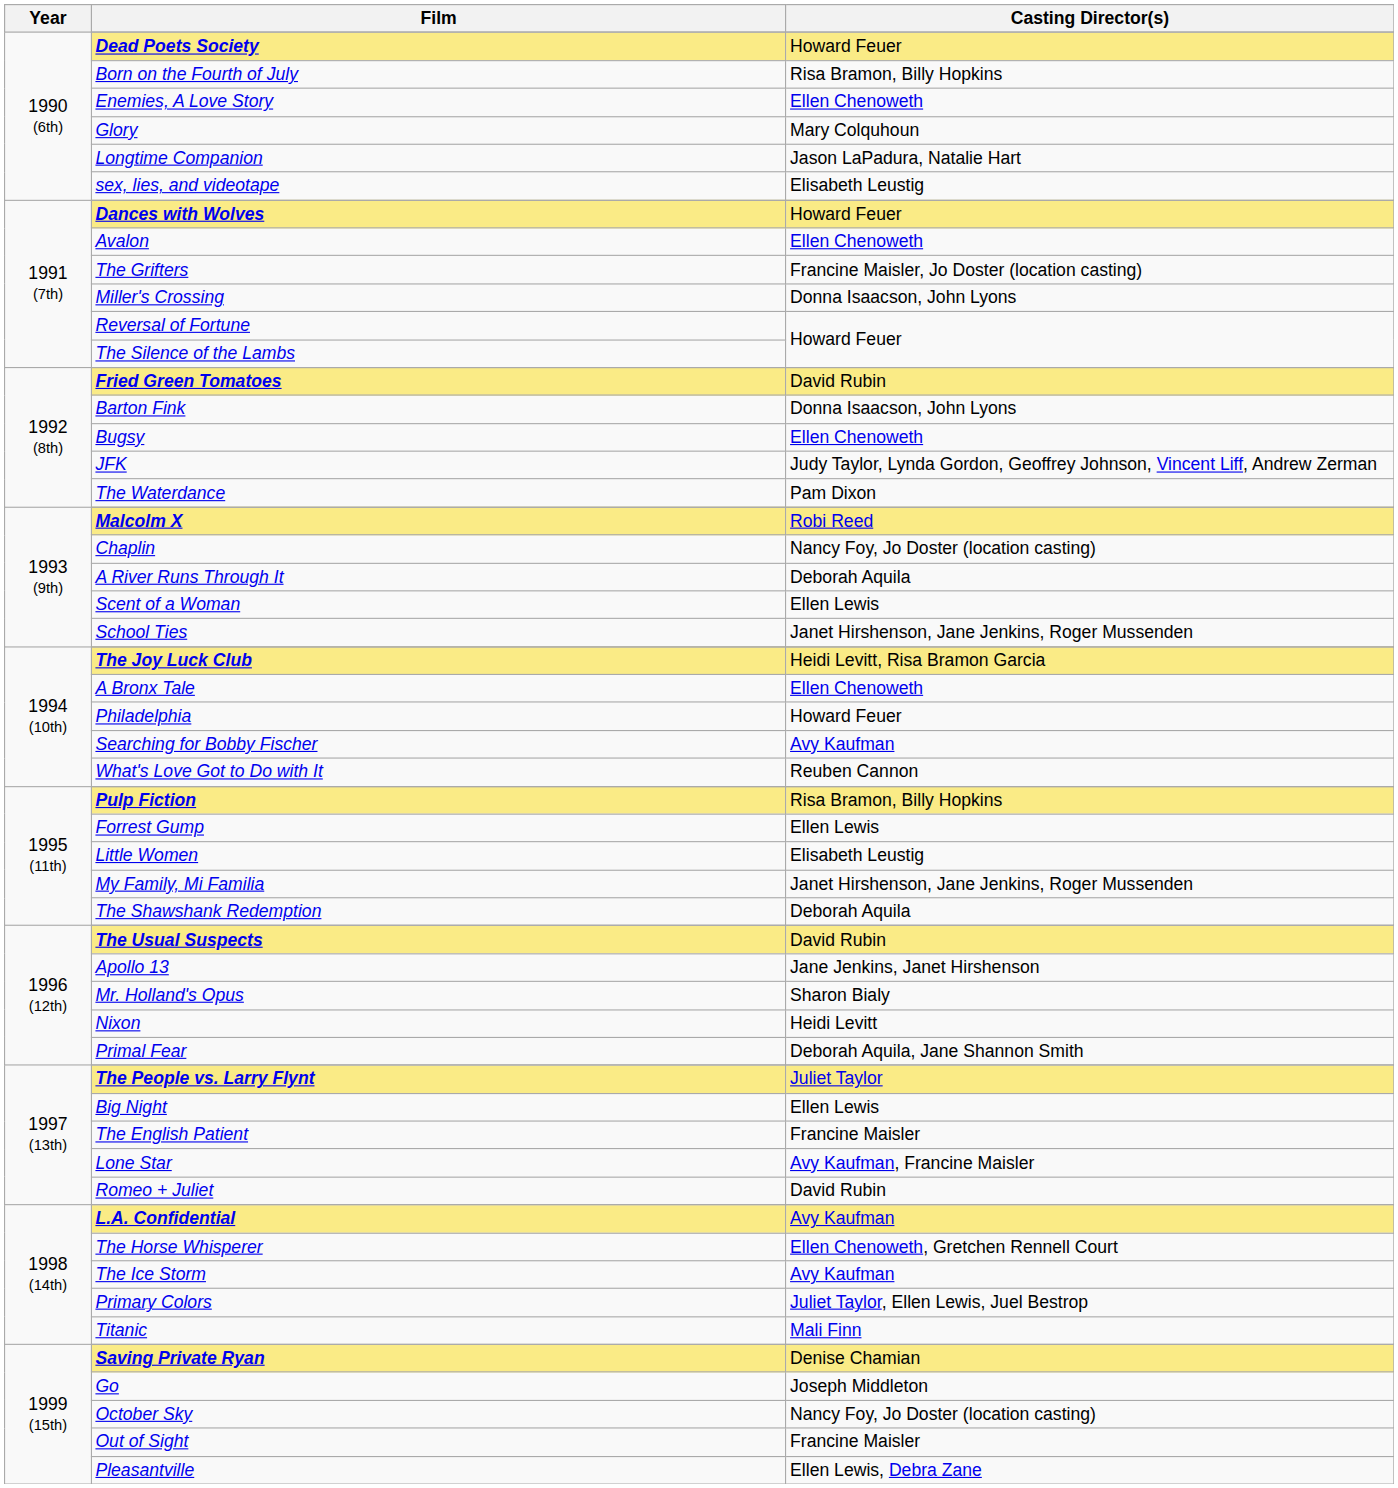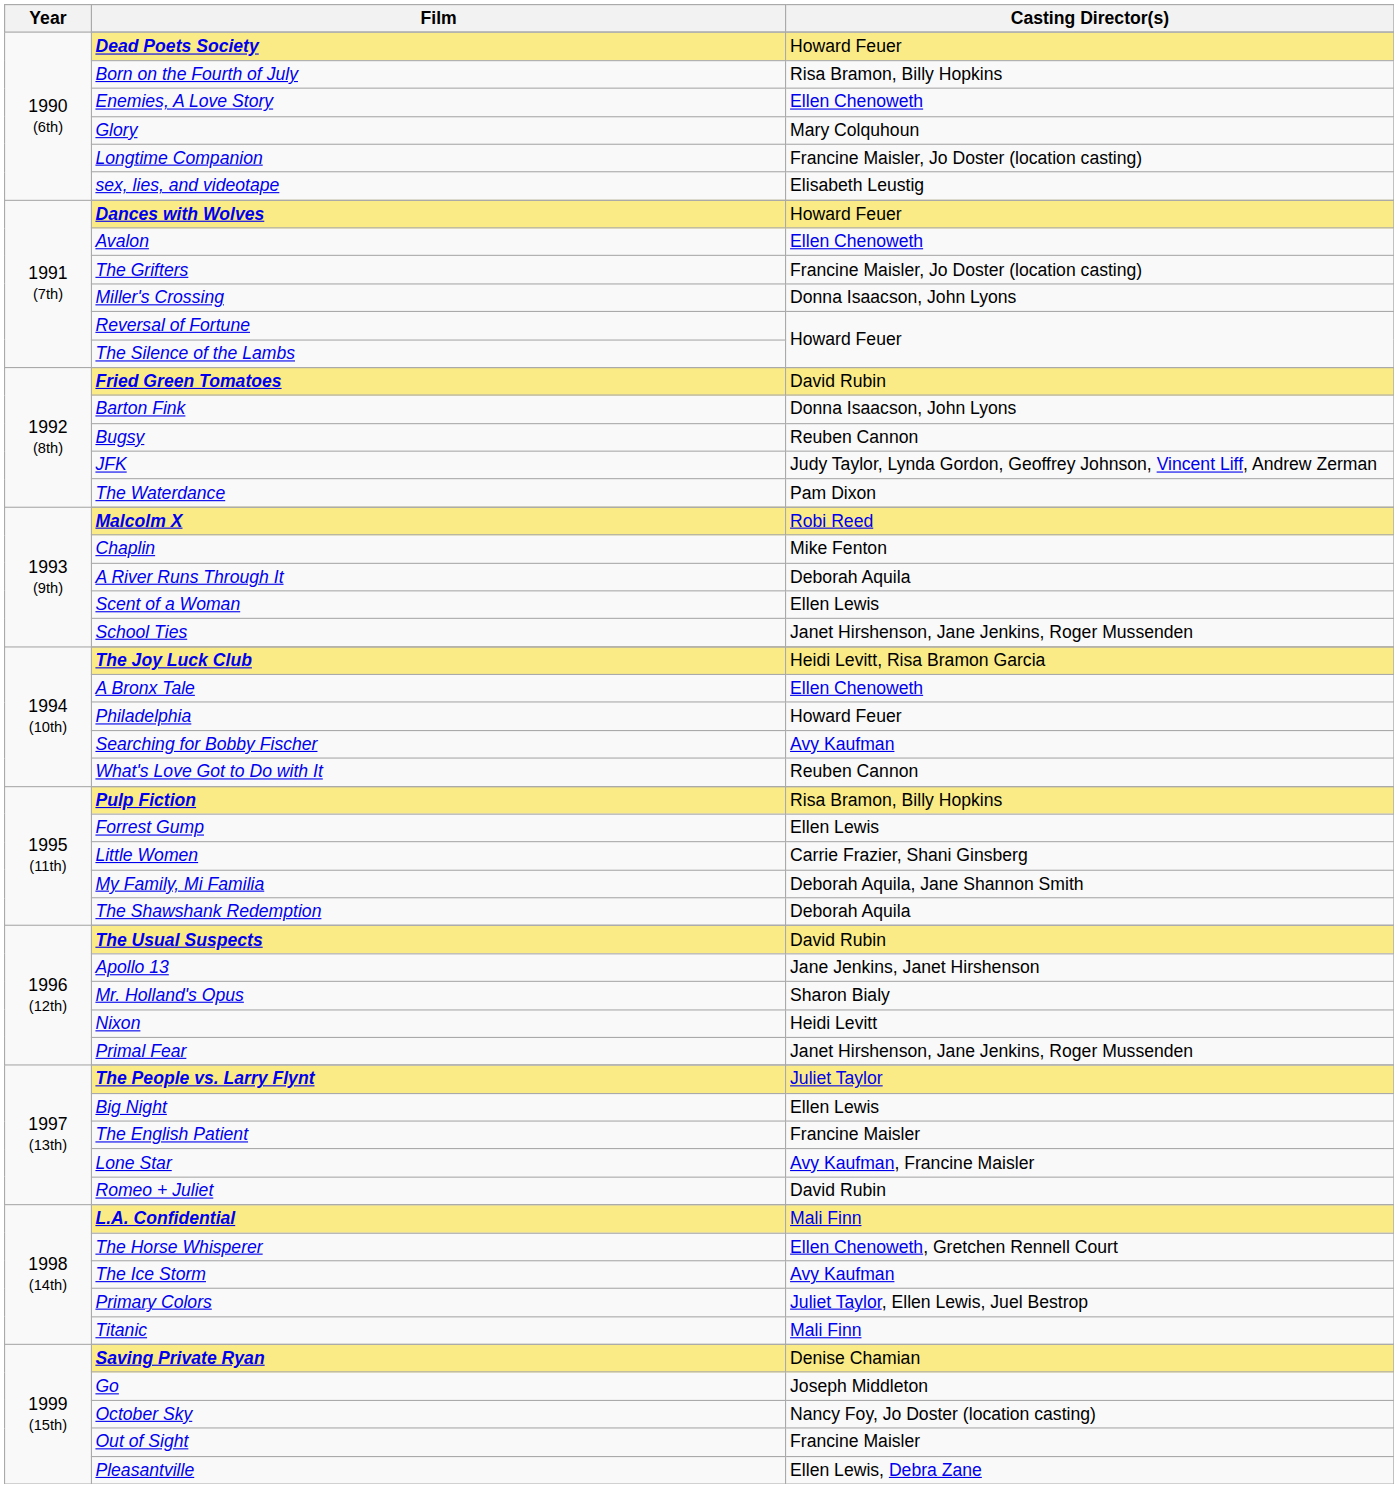(906, 158) Jason LaPadura, Natalie Hart -> (966, 158) Francine Maisler, Jo Doster (location casting)
(857, 437) Ellen Chenoweth -> (854, 437) Reuben Cannon
(943, 548) Nancy Foy, Jo Doster (location casting) -> (838, 548) Mike Fenton
(857, 855) Elisabeth Leustig -> (909, 855) Carrie Frazier, Shani Ginsberg
(992, 883) Janet Hirshenson, Jane Jenkins, Roger Mussenden -> (937, 883) Deborah Aquila, Jane Shannon Smith
(937, 1051) Deborah Aquila, Jane Shannon Smith -> (992, 1051) Janet Hirshenson, Jane Jenkins, Roger Mussenden
(842, 1218) Avy Kaufman -> (826, 1218) Mali Finn
